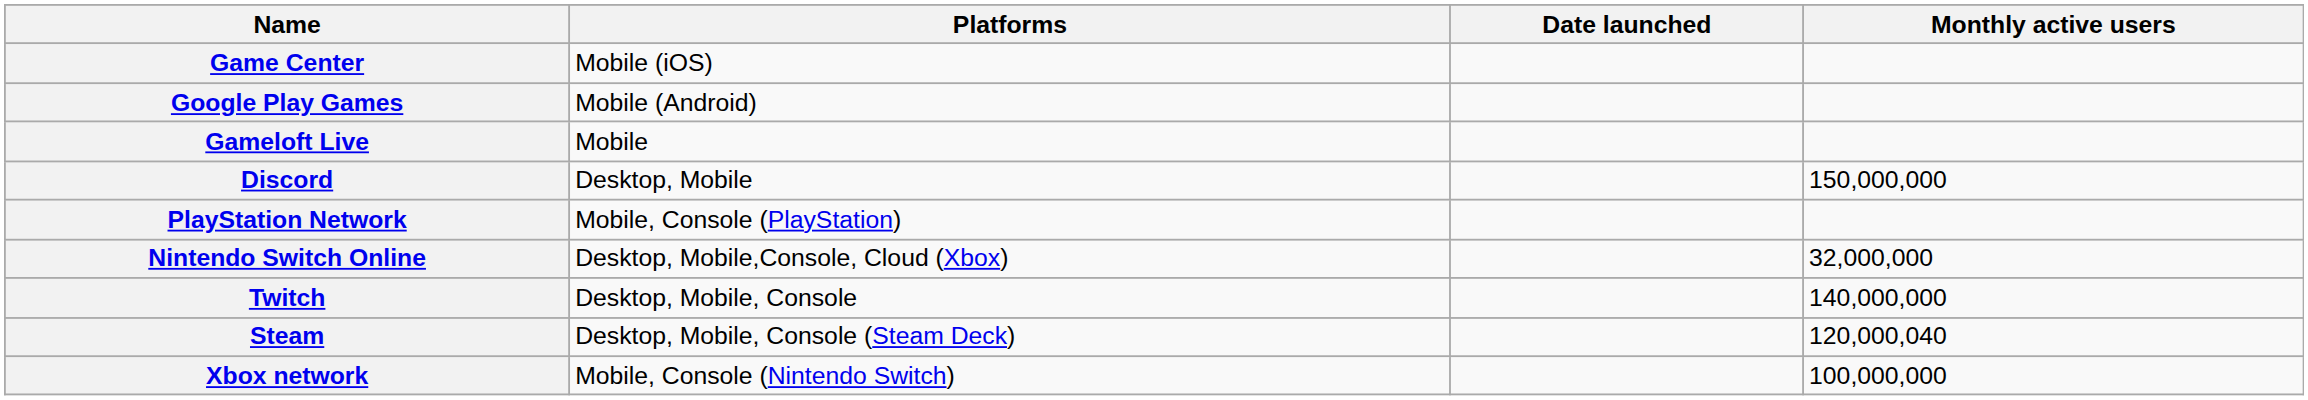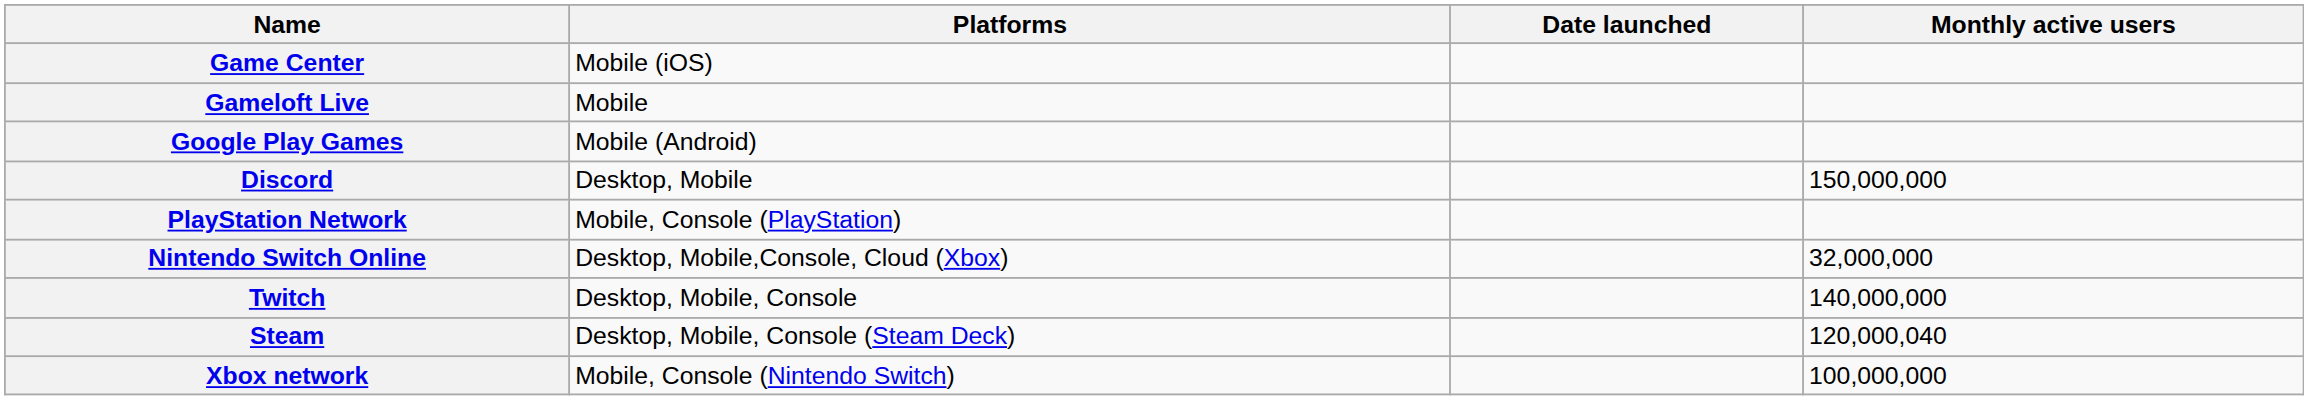rows swapped: (287, 141) <-> (287, 102)
